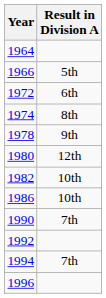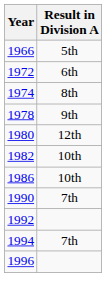- row: (21, 51)
